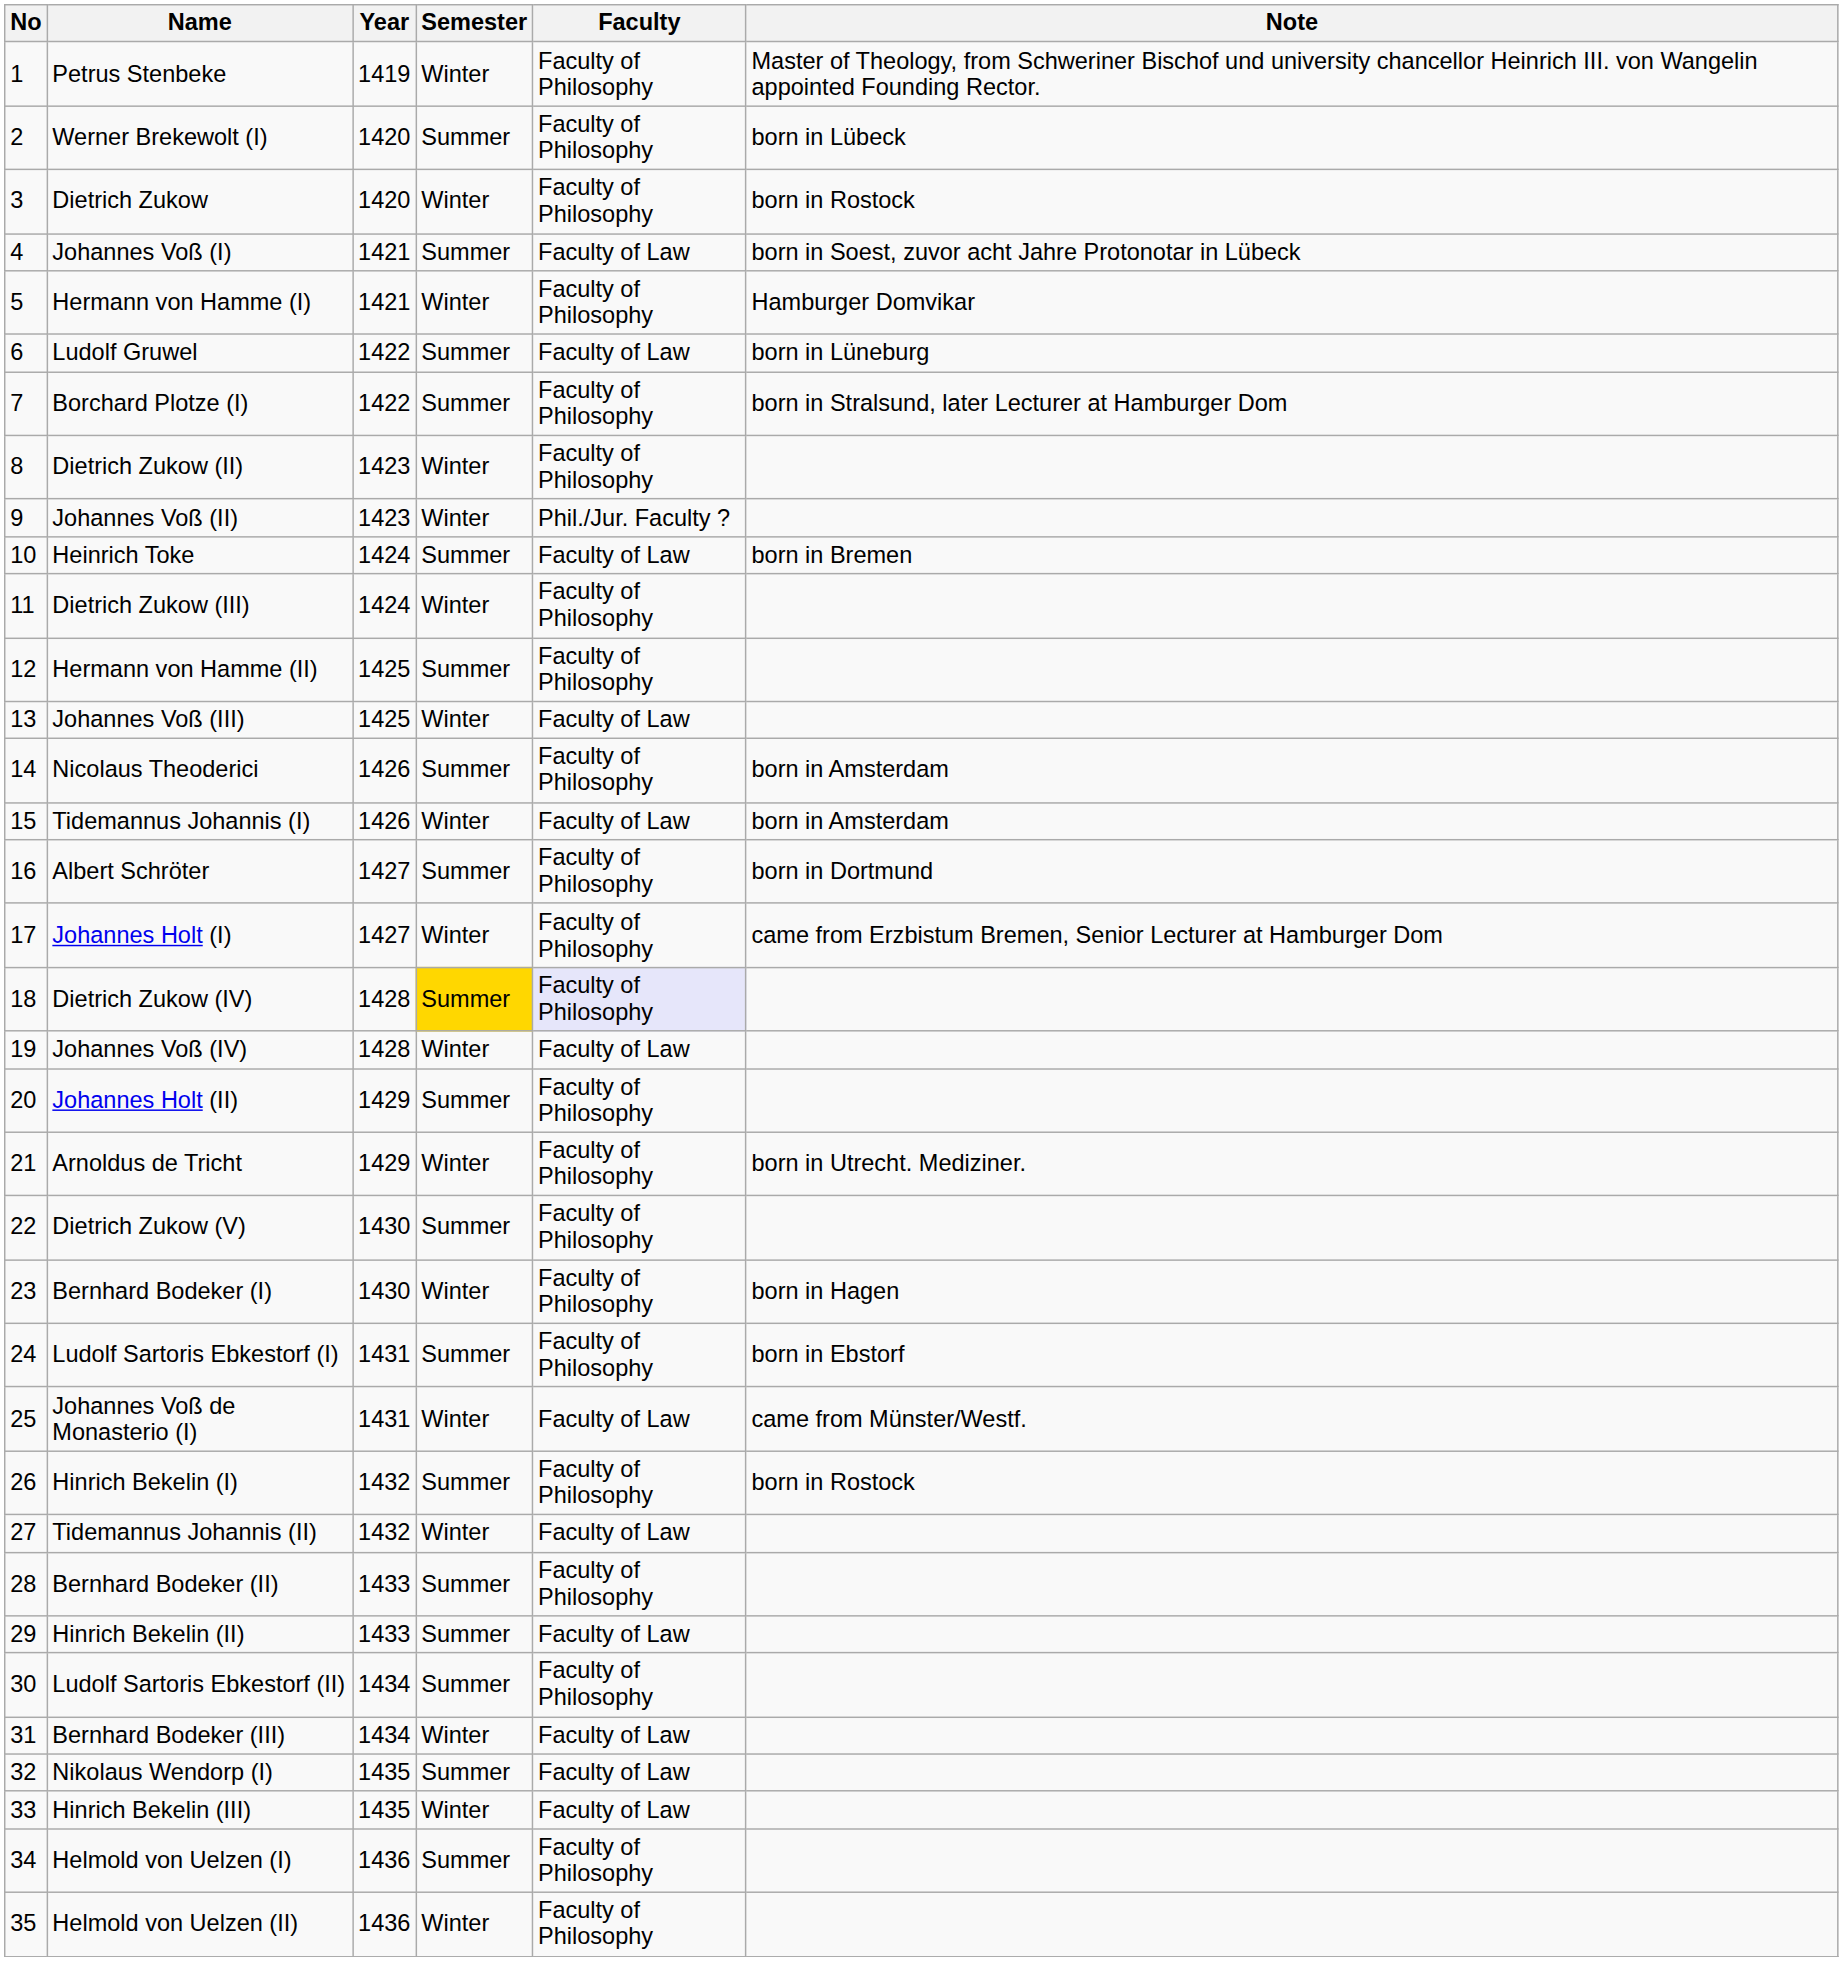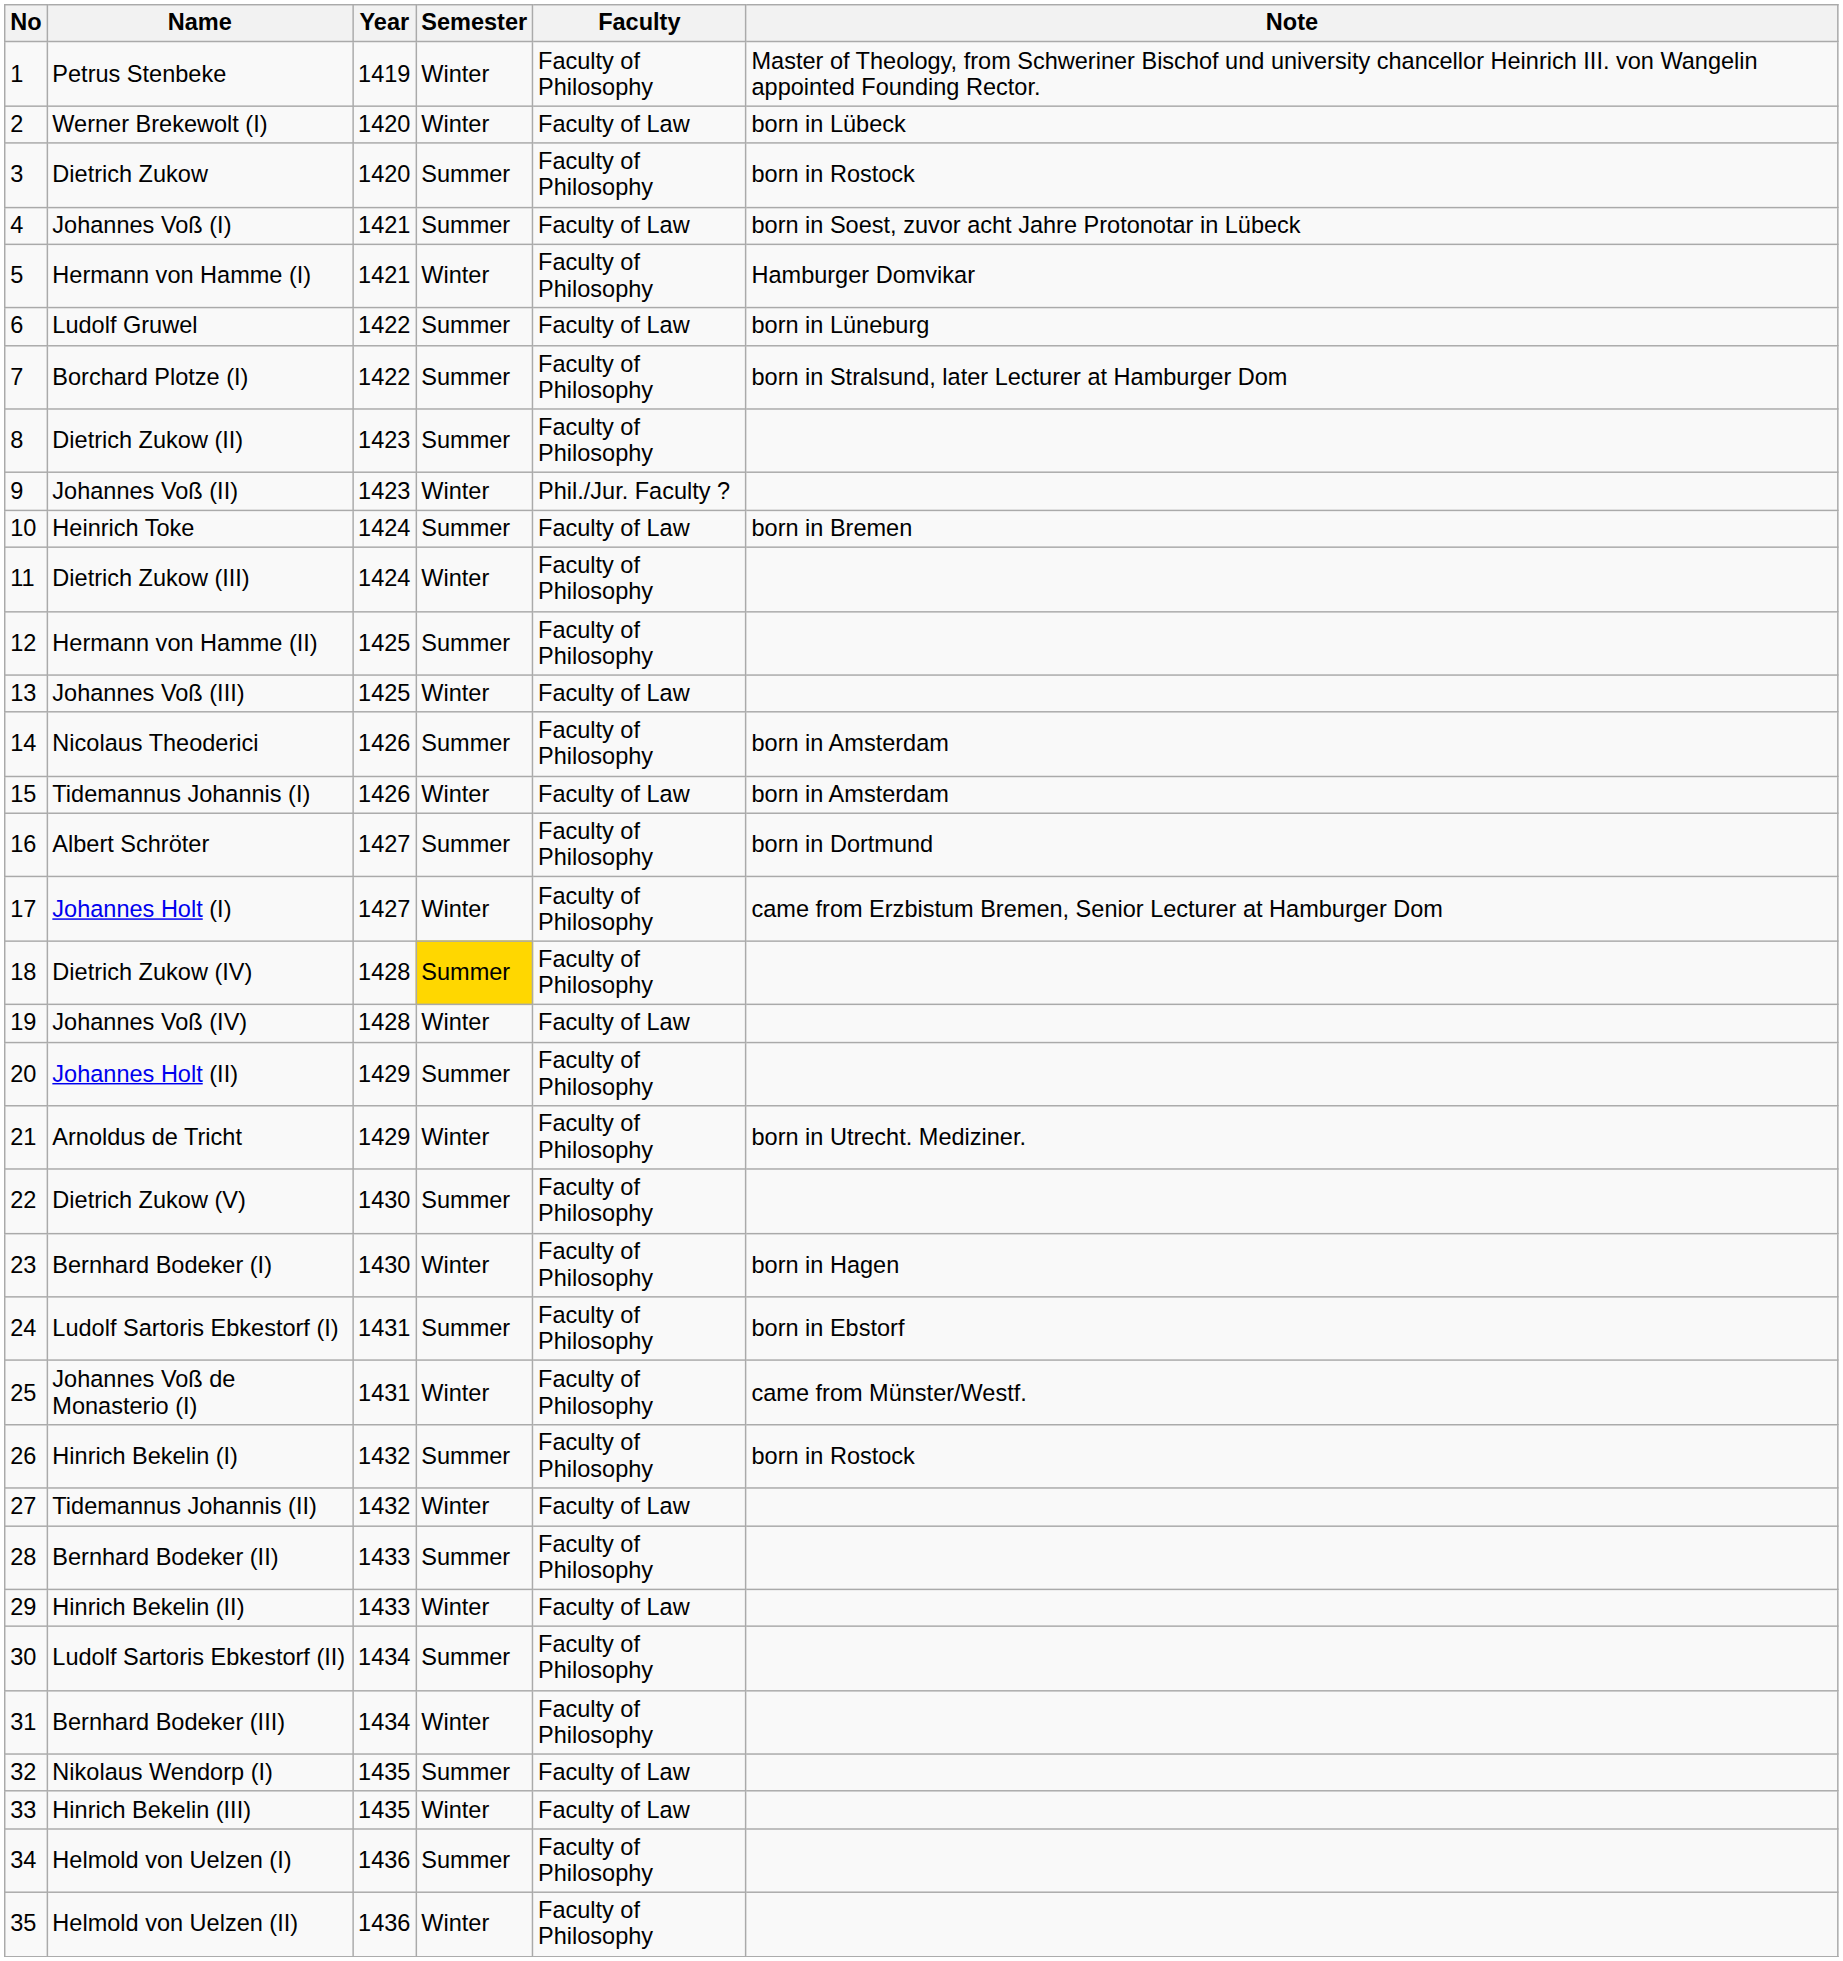(466, 137) Summer -> (455, 124) Winter
(596, 137) Faculty of Philosophy -> (614, 124) Faculty of Law
(455, 201) Winter -> (466, 174) Summer
(455, 467) Winter -> (466, 440) Summer
(596, 998) lavender background -> (596, 972) no background
(614, 1418) Faculty of Law -> (596, 1392) Faculty of Philosophy
(466, 1634) Summer -> (455, 1607) Winter
(614, 1735) Faculty of Law -> (596, 1721) Faculty of Philosophy
